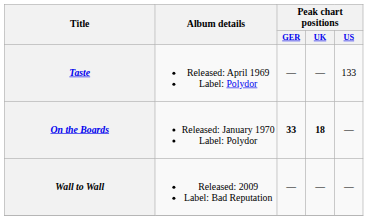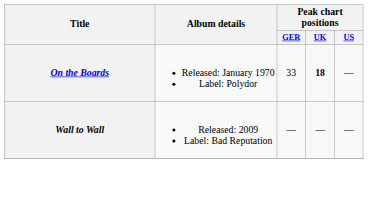- row: (80, 73)
(291, 130) bold -> (291, 73) normal
